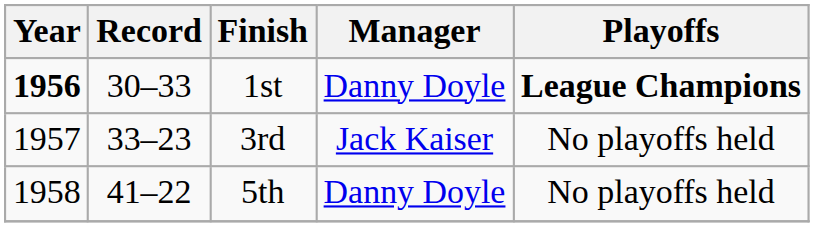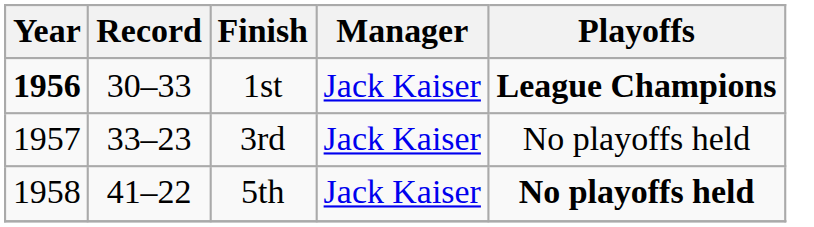(415, 85) Danny Doyle -> (402, 85) Jack Kaiser
(415, 192) Danny Doyle -> (402, 192) Jack Kaiser
(661, 192) normal -> (636, 192) bold
